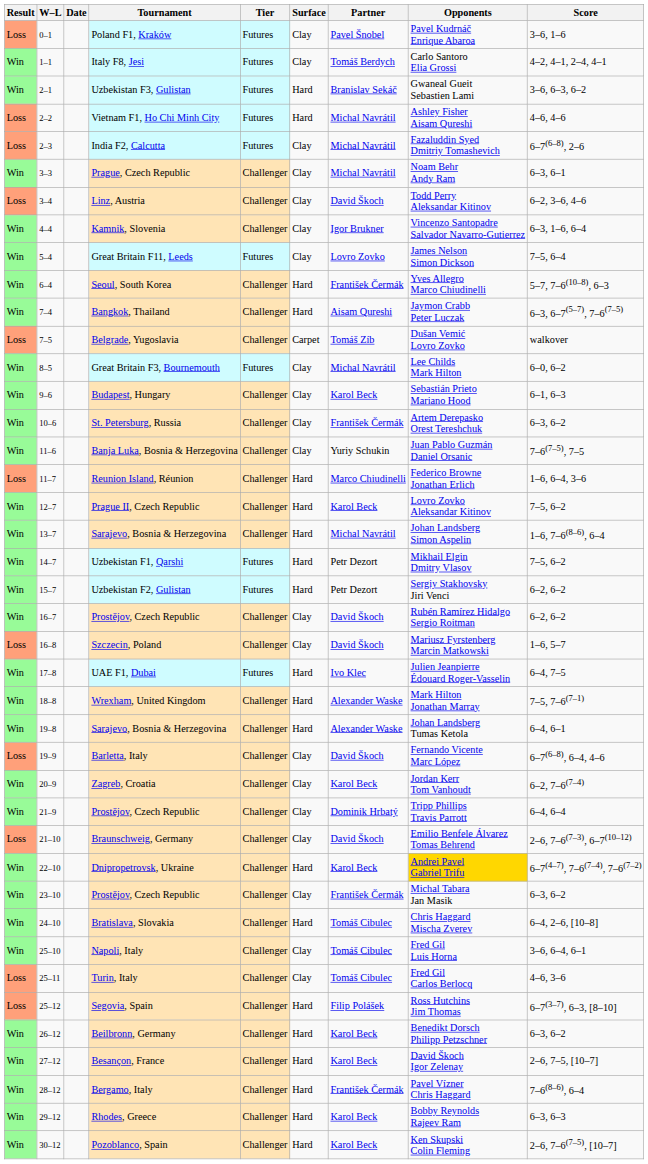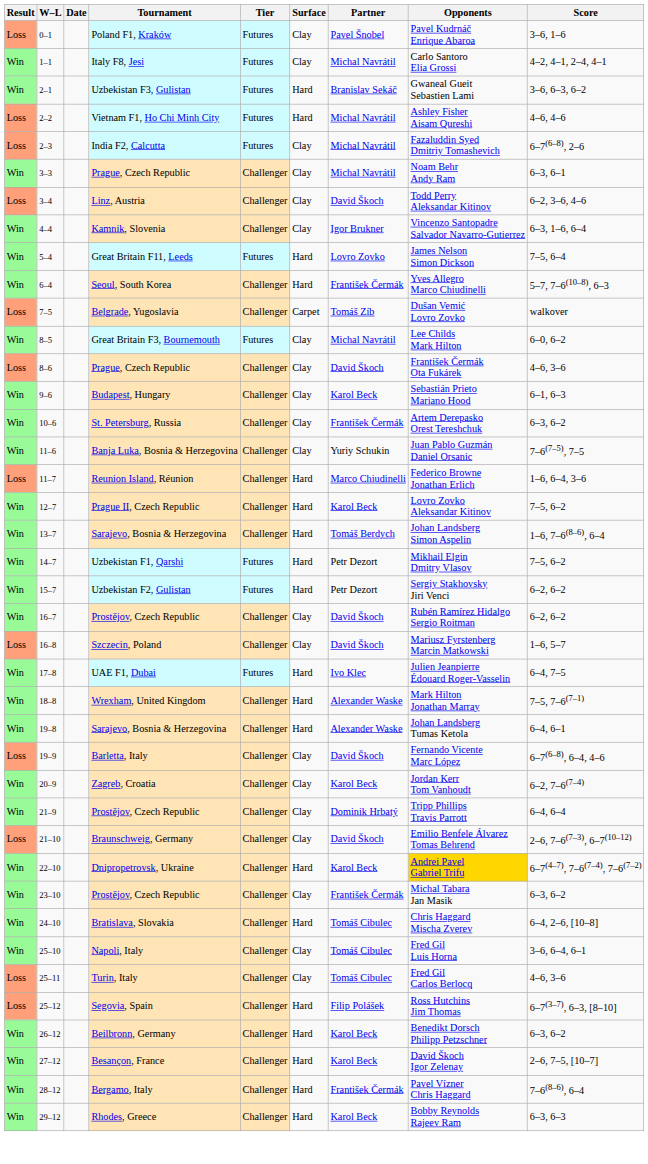(363, 62) Tomáš Berdych -> (363, 62) Michal Navrátil
(302, 256) Clay -> (302, 256) Hard
- row: (46, 312)
+ row: (46, 368)
(363, 534) Michal Navrátil -> (363, 534) Tomáš Berdych
- row: (50, 1145)
